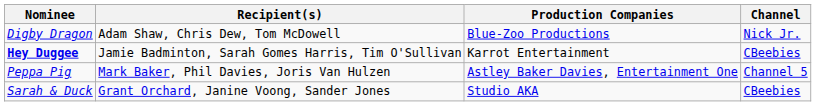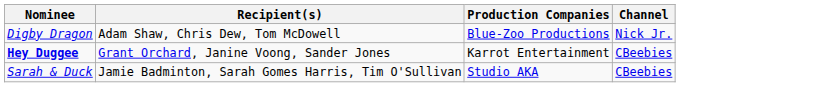(280, 53) Jamie Badminton, Sarah Gomes Harris, Tim O'Sullivan -> (244, 53) Grant Orchard, Janine Voong, Sander Jones
- row: (39, 72)
(244, 91) Grant Orchard, Janine Voong, Sander Jones -> (280, 72) Jamie Badminton, Sarah Gomes Harris, Tim O'Sullivan
